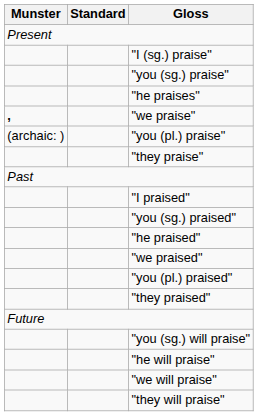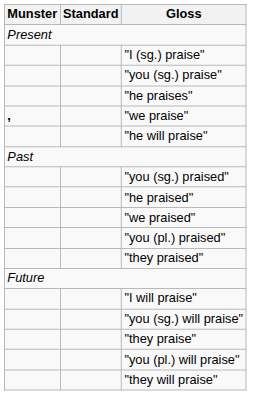- row: (178, 136)
rows swapped: (167, 156) <-> (173, 359)
- row: (161, 197)
+ row: (161, 298)
- row: (174, 380)
+ row: (182, 359)
